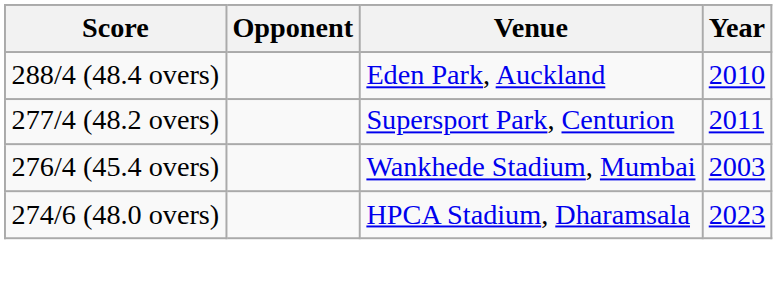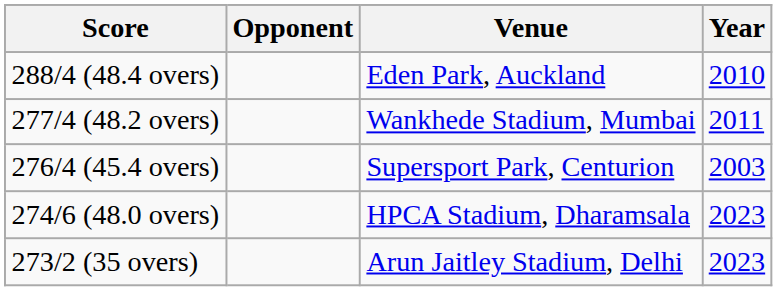(520, 121) Supersport Park, Centurion -> (531, 121) Wankhede Stadium, Mumbai
(531, 167) Wankhede Stadium, Mumbai -> (520, 167) Supersport Park, Centurion
+ row: (105, 260)
